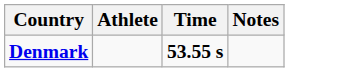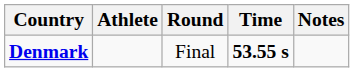+ column: (195, 19)
